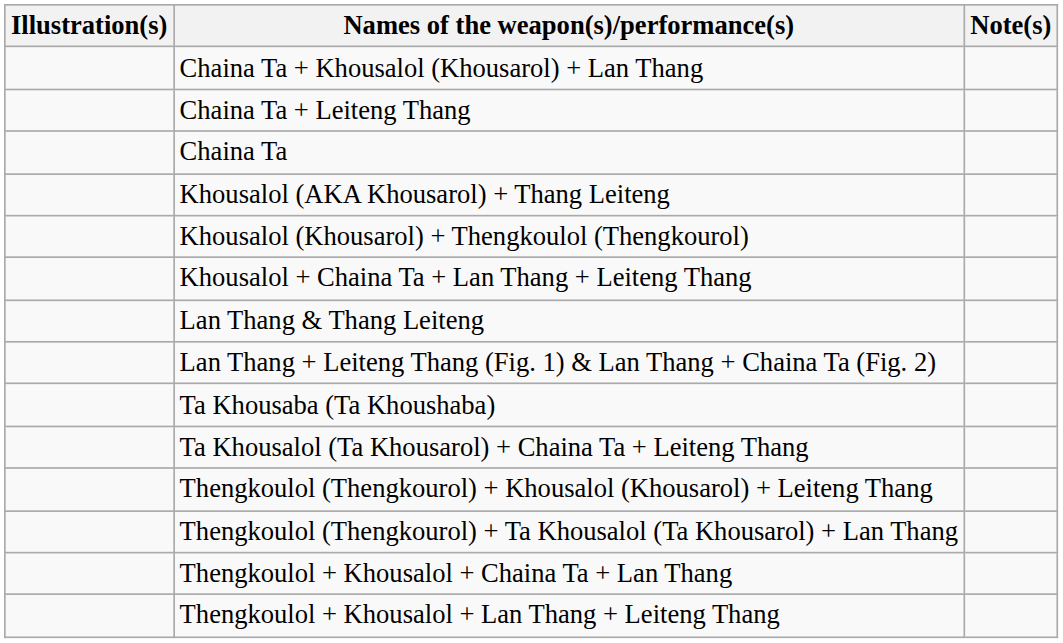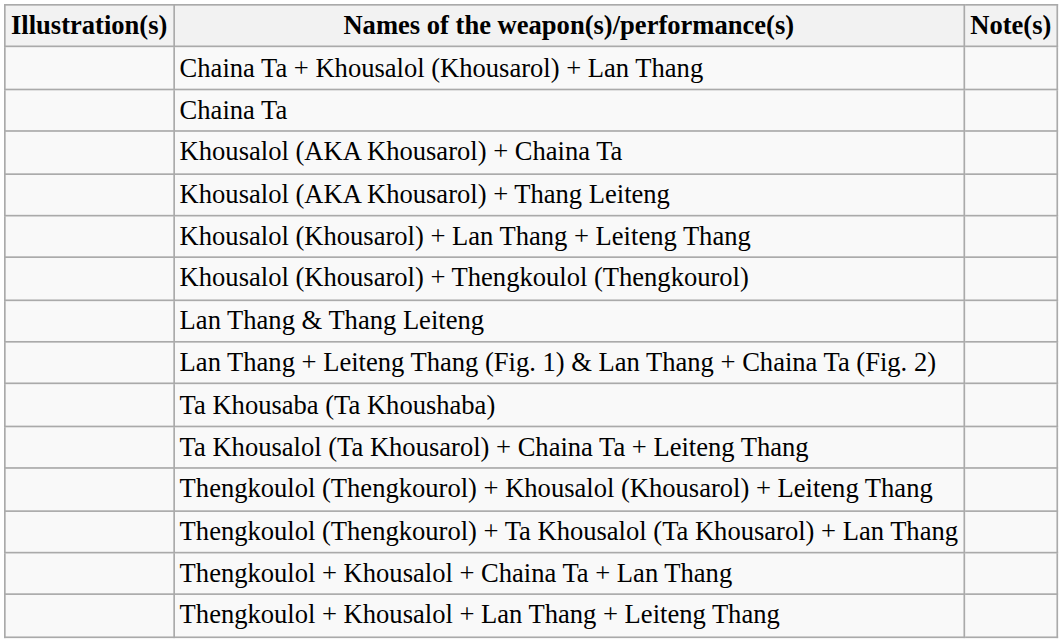- row: (325, 109)
+ row: (401, 151)
+ row: (465, 236)
- row: (466, 278)
